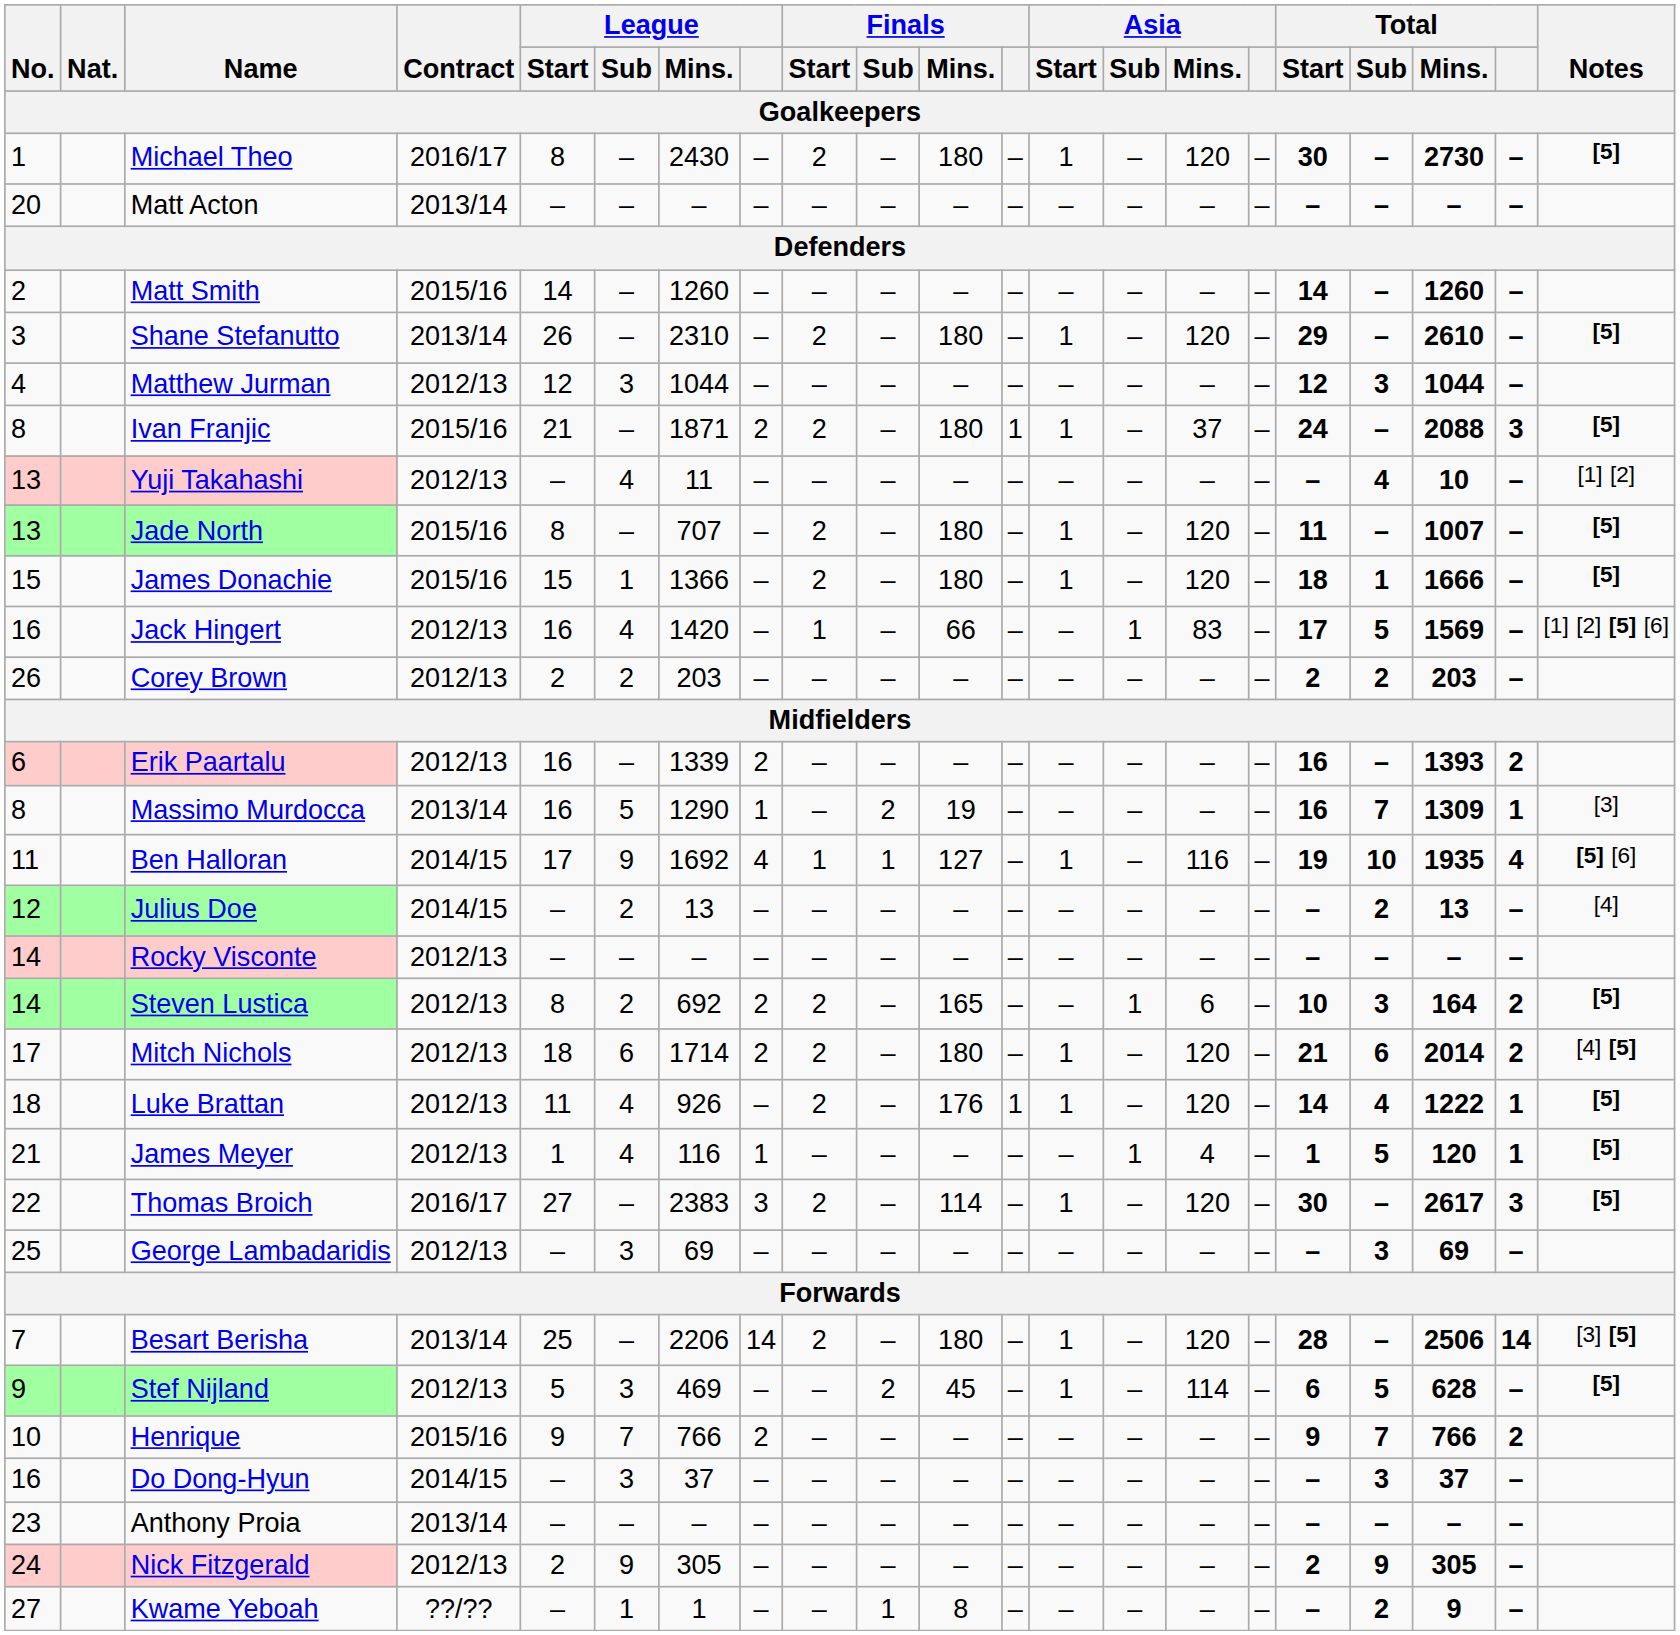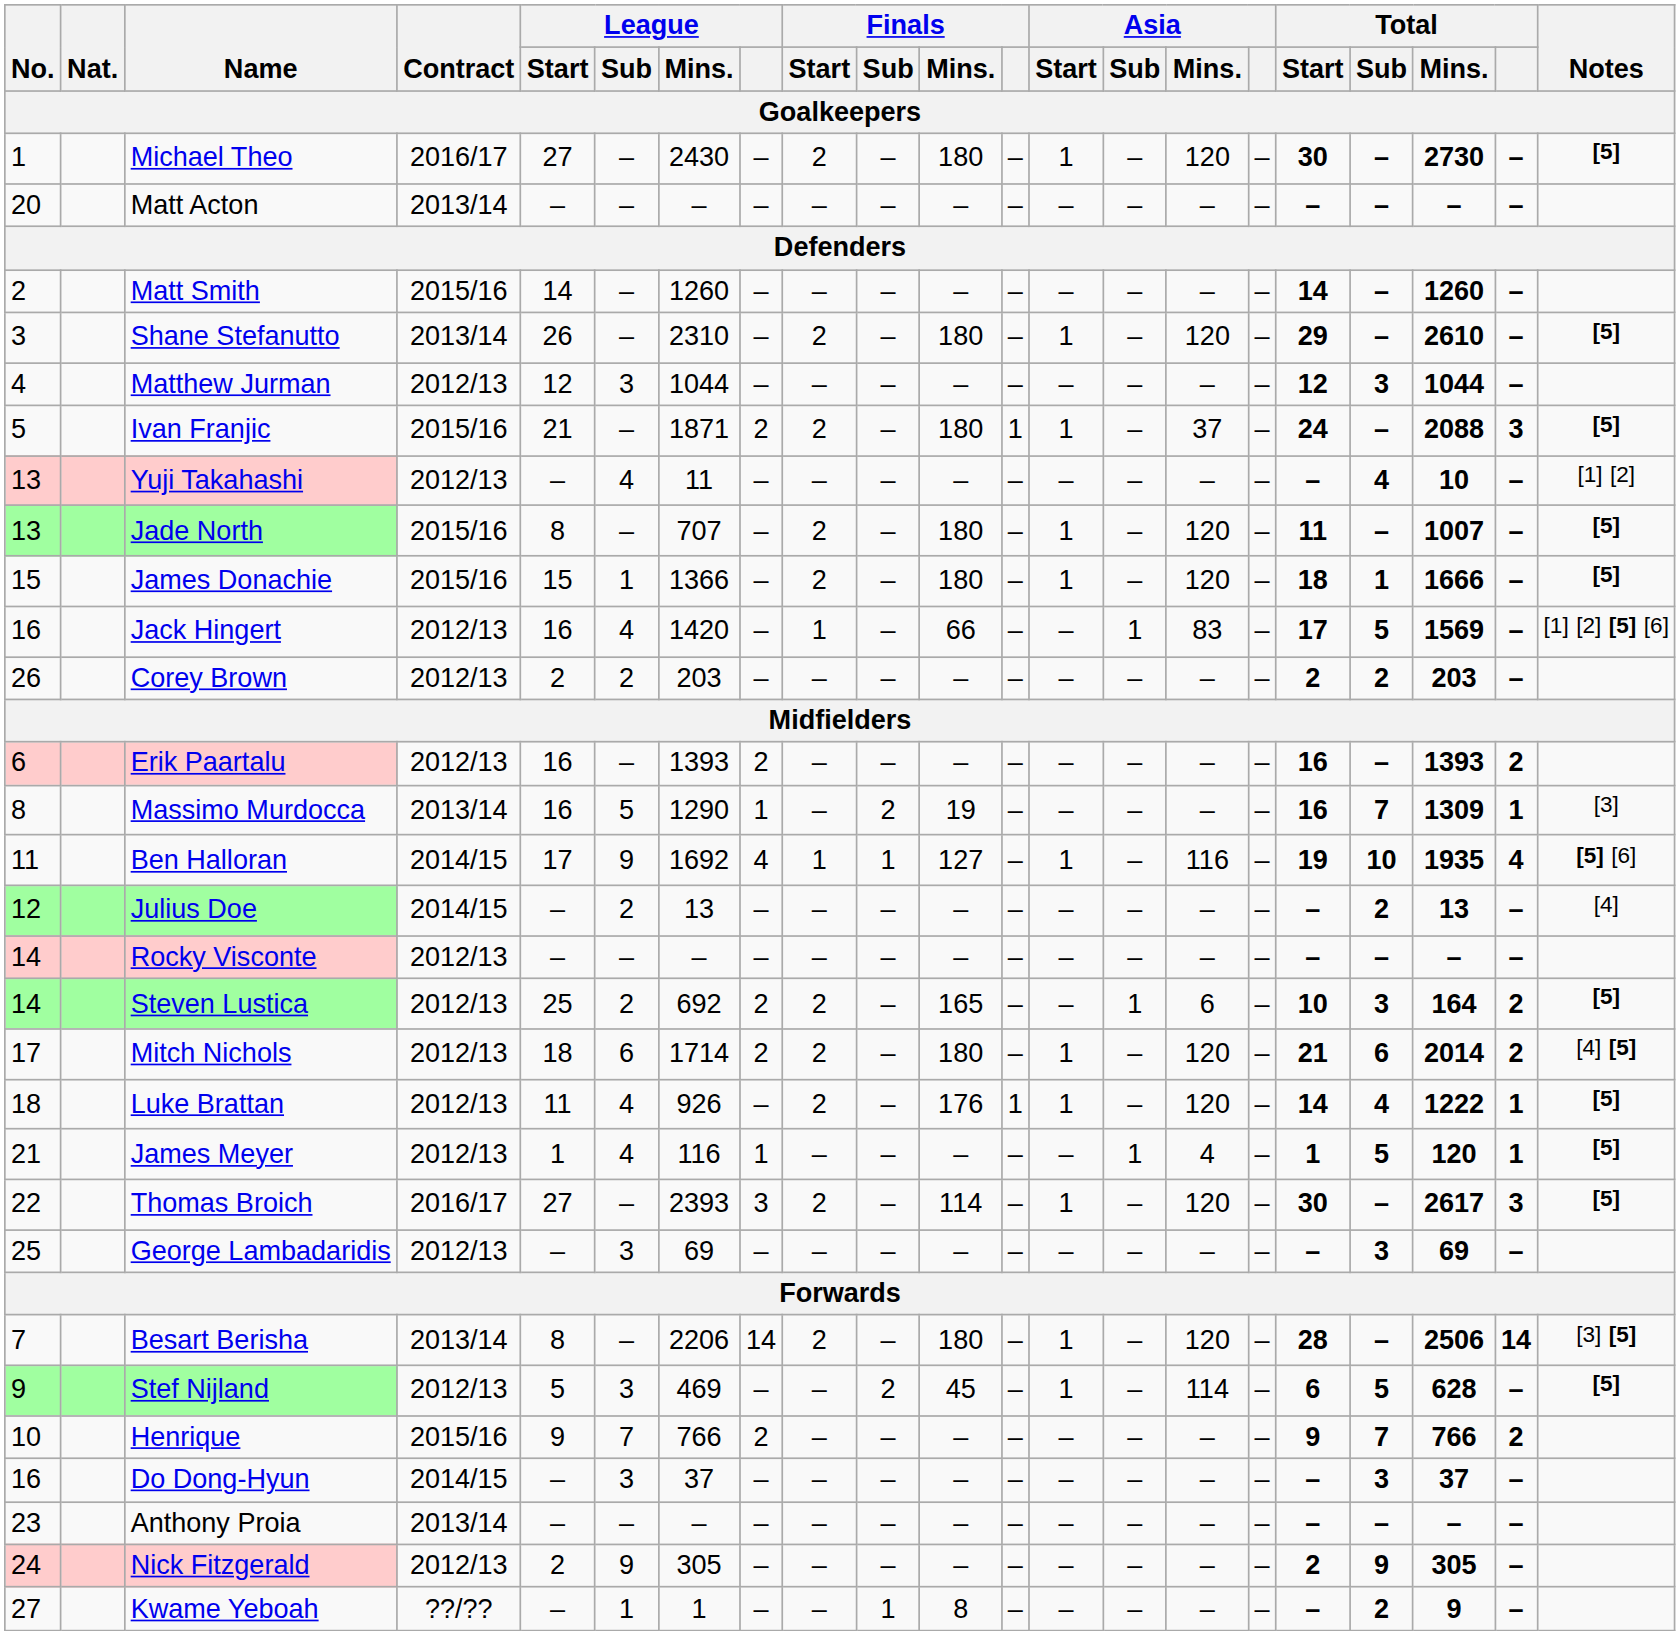(558, 158) 8 -> (558, 158) 27
(19, 430) 8 -> (19, 430) 5
(699, 763) 1339 -> (699, 763) 1393
(558, 1003) 8 -> (558, 1003) 25
(699, 1204) 2383 -> (699, 1204) 2393
(558, 1340) 25 -> (558, 1340) 8
